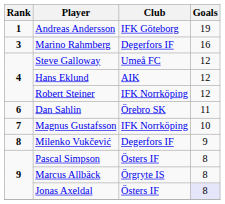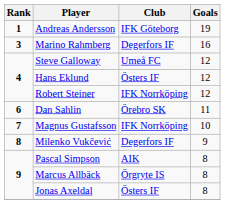(130, 77) AIK -> (140, 77) Östers IF
(140, 158) Östers IF -> (130, 158) AIK
(205, 191) lavender background -> (205, 191) no background
